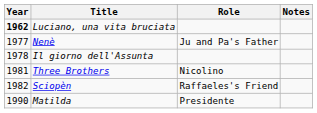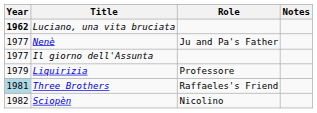(17, 56) 1978 -> (17, 56) 1977
+ row: (60, 71)
(17, 71) no background -> (17, 86) lightblue background
(201, 71) Nicolino -> (229, 86) Raffaeles's Friend
(229, 86) Raffaeles's Friend -> (201, 101) Nicolino
- row: (52, 101)
